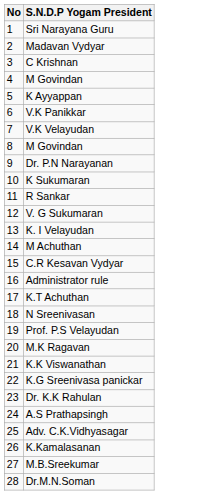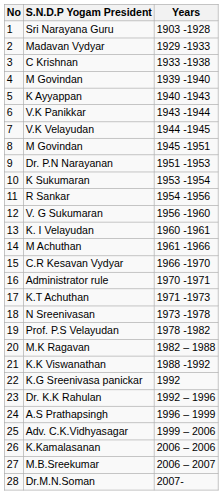+ column: (186, 12)
